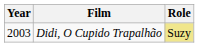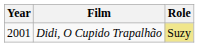(19, 32) 2003 -> (19, 32) 2001
